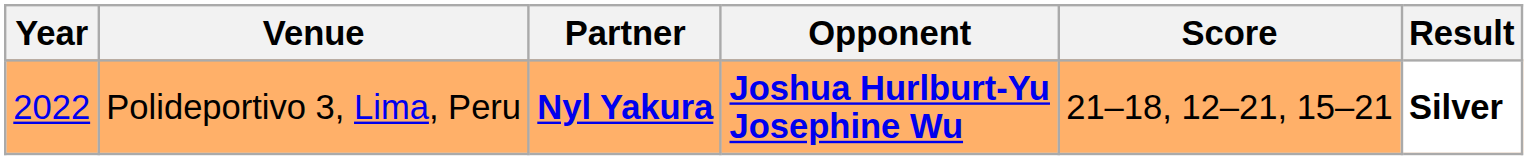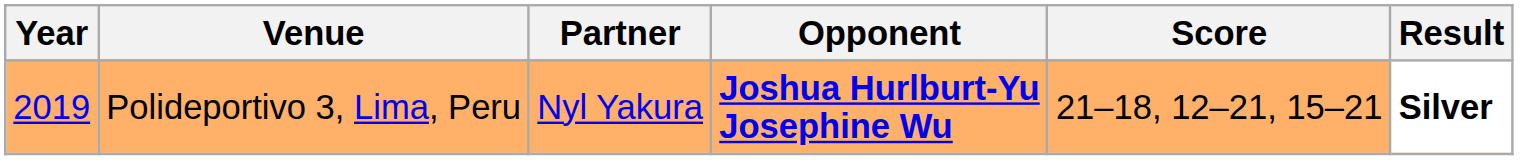(52, 107) 2022 -> (52, 107) 2019
(625, 107) bold -> (620, 107) normal
